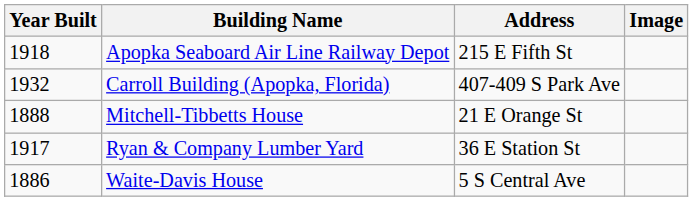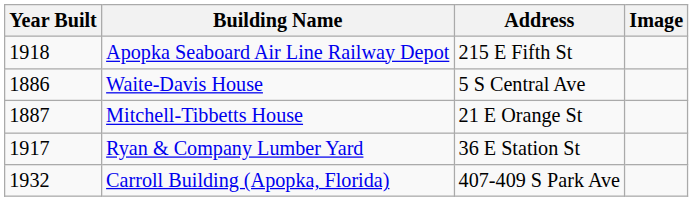rows swapped: (185, 180) <-> (248, 84)
(29, 116) 1888 -> (29, 116) 1887
